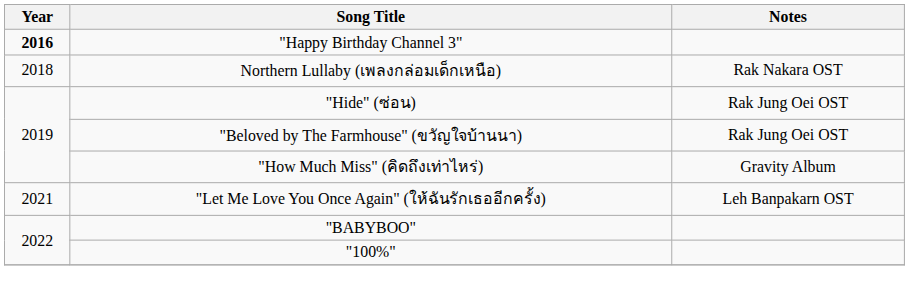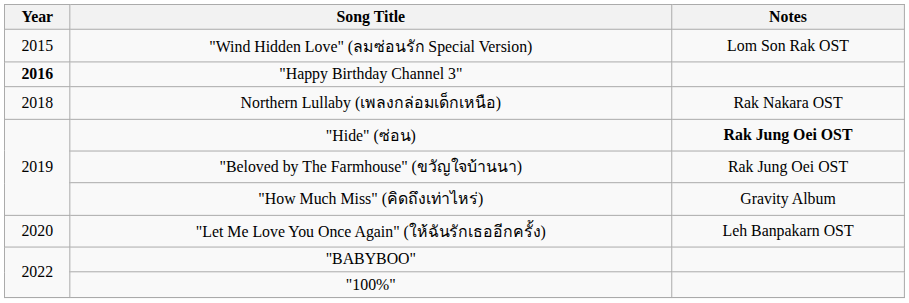+ row: (371, 46)
(788, 102) normal -> (788, 134) bold
(37, 198) 2021 -> (37, 231) 2020
